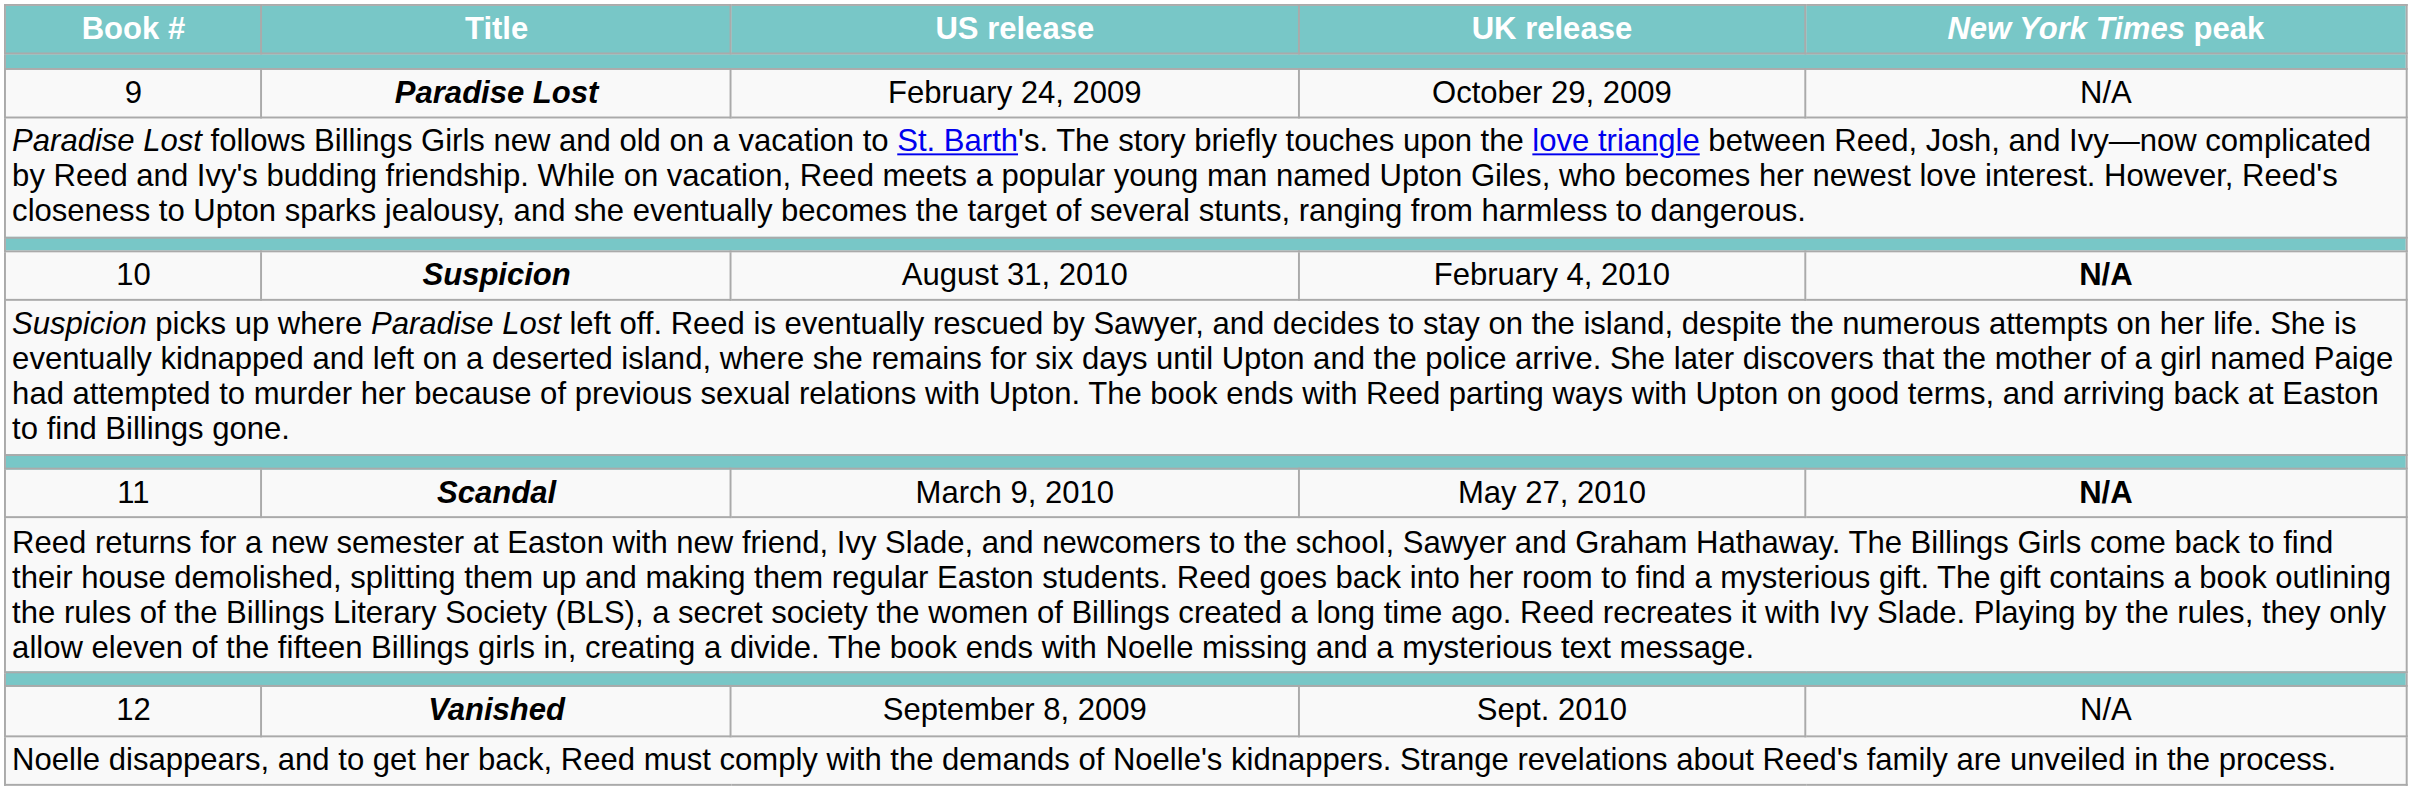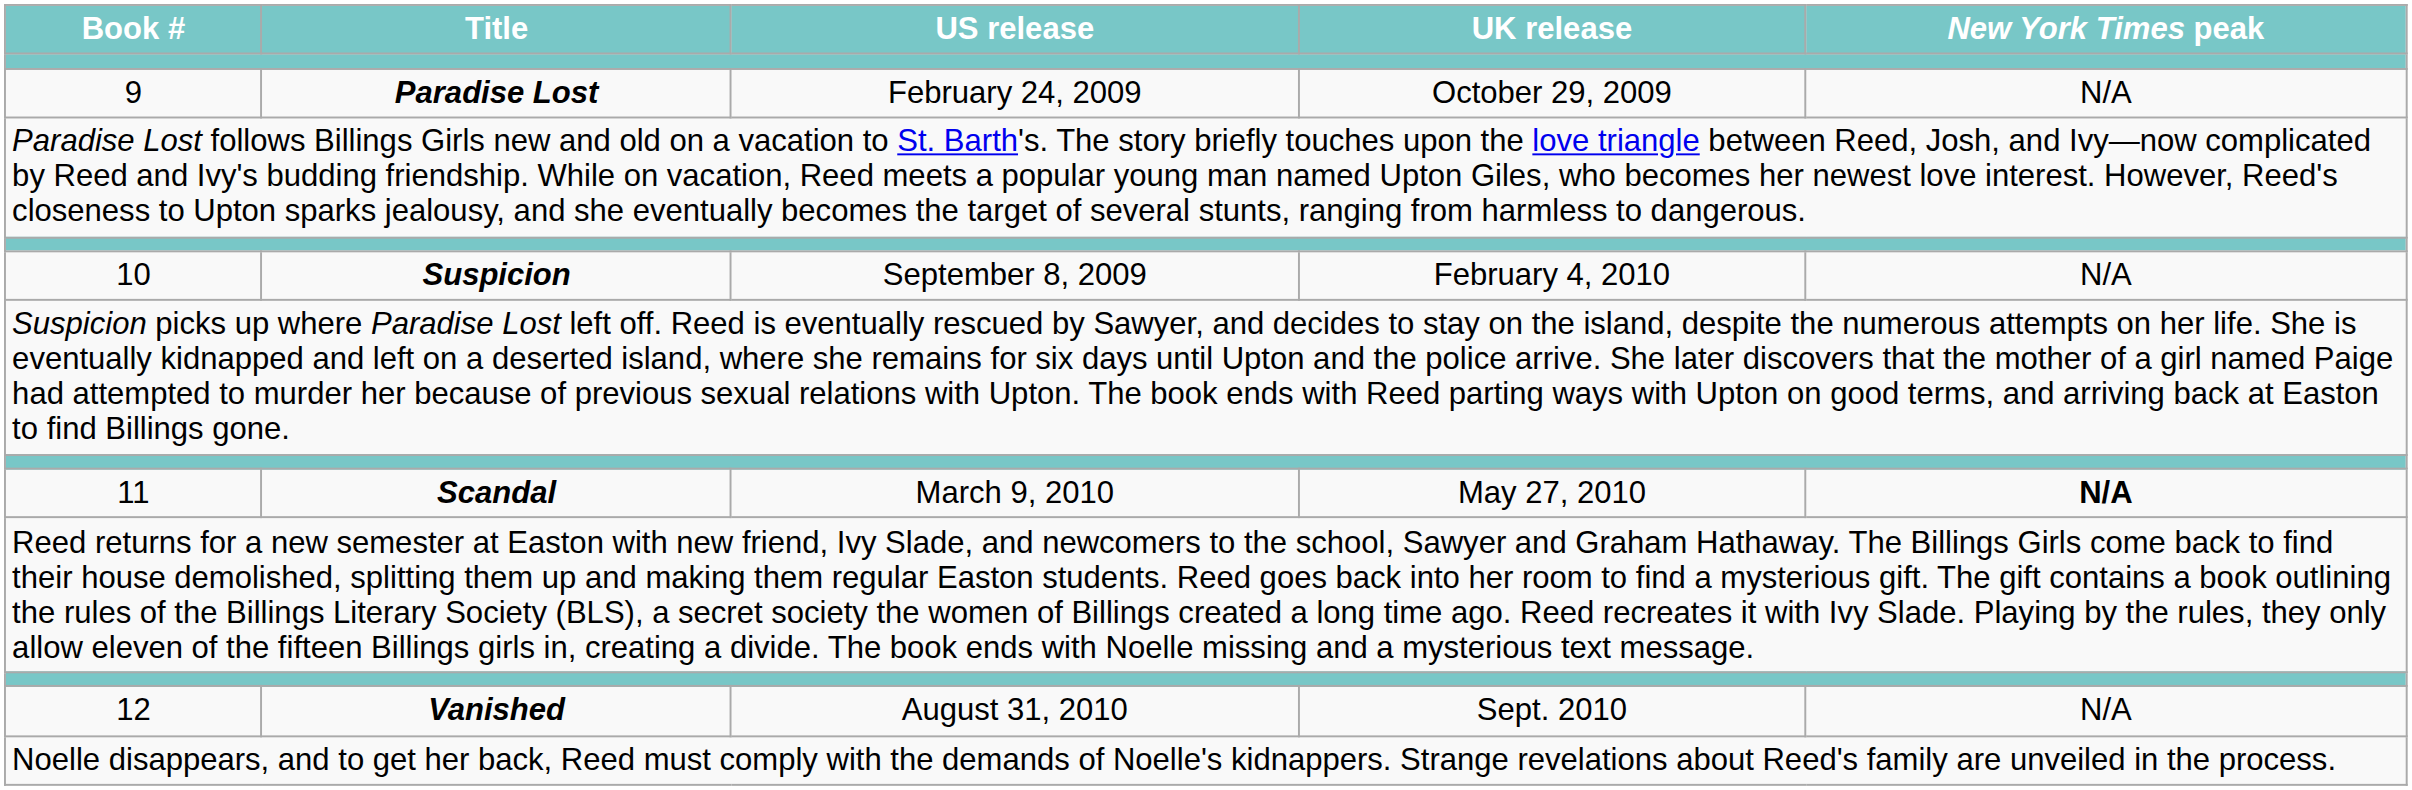(1015, 275) August 31, 2010 -> (1015, 275) September 8, 2009
(2106, 275) bold -> (2106, 275) normal
(1015, 710) September 8, 2009 -> (1015, 710) August 31, 2010
